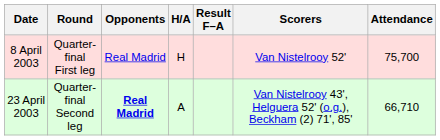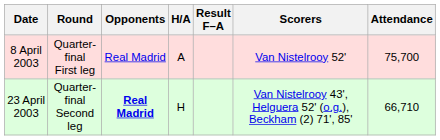(181, 57) H -> (181, 57) A
(181, 107) A -> (181, 107) H
